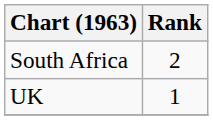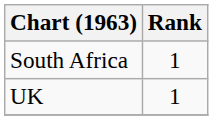(175, 59) 2 -> (175, 59) 1
